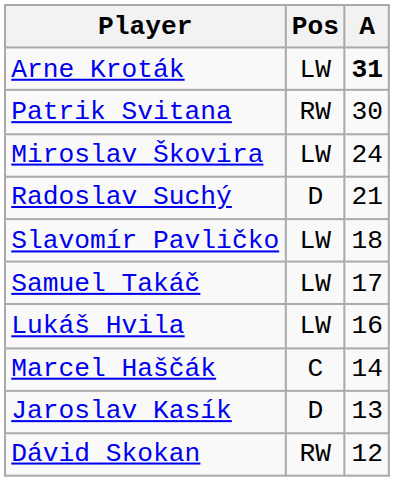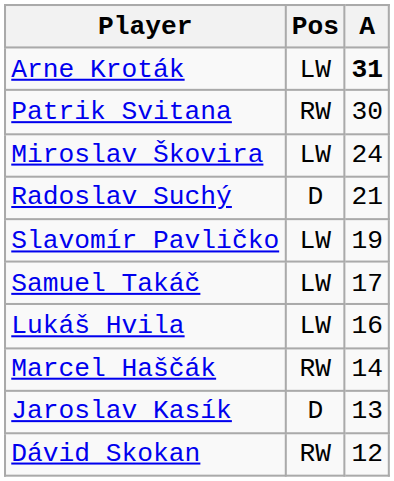(367, 240) 18 -> (367, 240) 19
(315, 369) C -> (315, 369) RW
